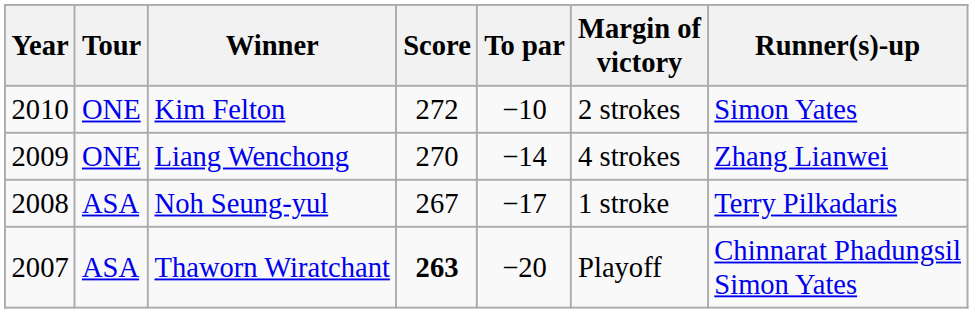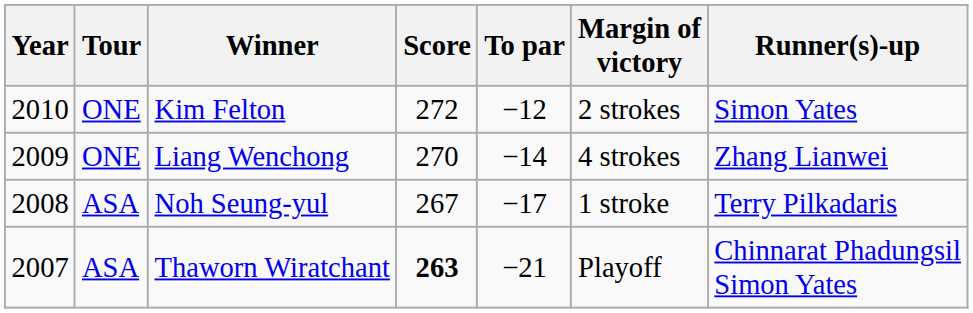(524, 109) −10 -> (524, 109) −12
(524, 267) −20 -> (524, 267) −21
